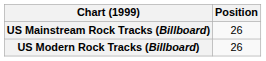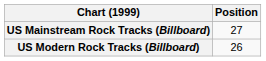(236, 30) 26 -> (236, 30) 27
